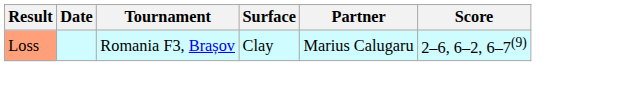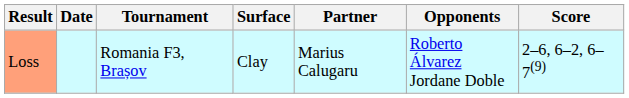+ column: (462, 17)
